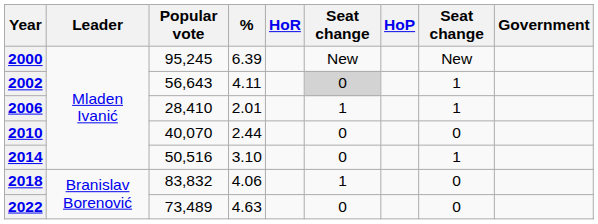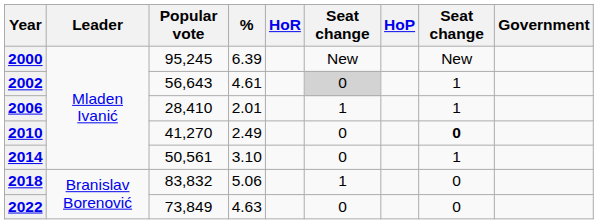(247, 83) 4.11 -> (247, 83) 4.61
(189, 132) 40,070 -> (189, 132) 41,270
(247, 132) 2.44 -> (247, 132) 2.49
(457, 132) normal -> (457, 132) bold
(189, 157) 50,516 -> (189, 157) 50,561
(247, 181) 4.06 -> (247, 181) 5.06
(189, 206) 73,489 -> (189, 206) 73,849
